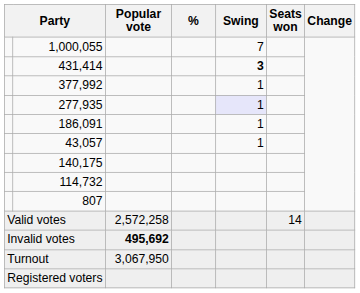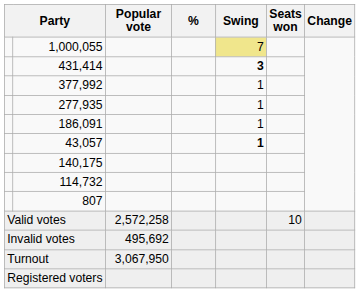(260, 47) no background -> (260, 47) khaki background
(260, 104) lavender background -> (260, 104) no background
(260, 143) normal -> (260, 143) bold
(295, 220) 14 -> (295, 220) 10
(147, 239) bold -> (147, 239) normal
